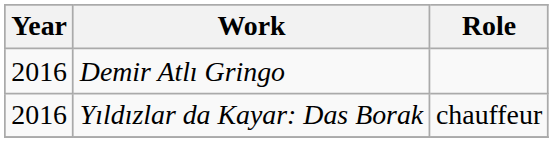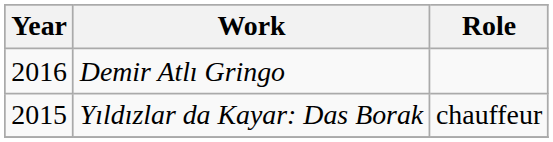(39, 114) 2016 -> (39, 114) 2015
